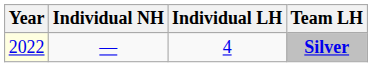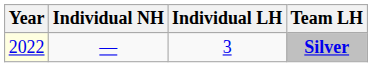(227, 47) 4 -> (227, 47) 3
